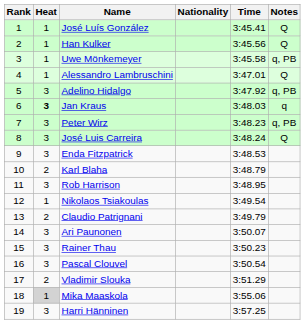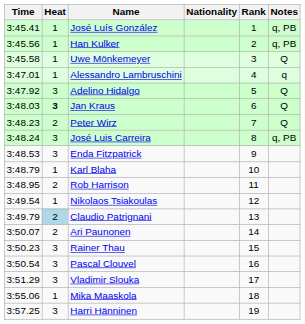columns swapped: (19, 12) <-> (249, 12)
(284, 28) Q -> (284, 28) q, PB
(284, 43) Q -> (284, 43) q, PB
(284, 59) q, PB -> (284, 59) Q
(284, 75) Q -> (284, 75) q
(284, 91) q, PB -> (284, 91) Q
(284, 106) q -> (284, 106) Q
(46, 122) 3 -> (55, 122) 2
(284, 122) q, PB -> (284, 122) Q
(284, 138) Q -> (284, 138) q, PB
(46, 169) 2 -> (55, 169) 1
(46, 185) 3 -> (55, 185) 2
(46, 216) no background -> (55, 216) lightblue background
(46, 232) 3 -> (55, 232) 2
(46, 279) 2 -> (55, 279) 3
(46, 295) lightgrey background -> (55, 295) no background
